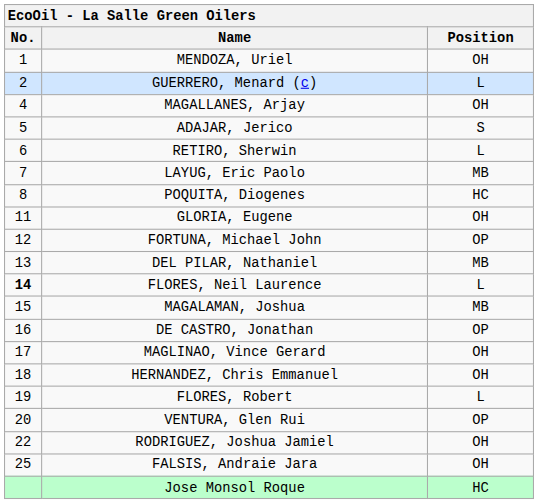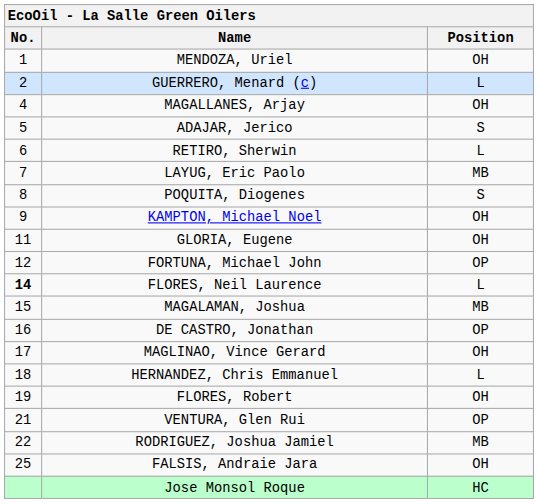(481, 195) HC -> (481, 195) S
+ row: (235, 218)
- row: (235, 263)
(481, 375) OH -> (481, 375) L
(481, 398) L -> (481, 398) OH
(23, 420) 20 -> (23, 420) 21
(481, 442) OH -> (481, 442) MB
